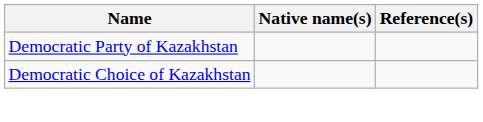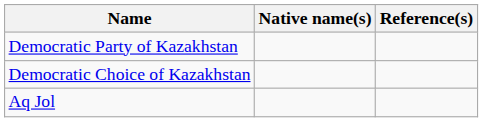+ row: (32, 102)
